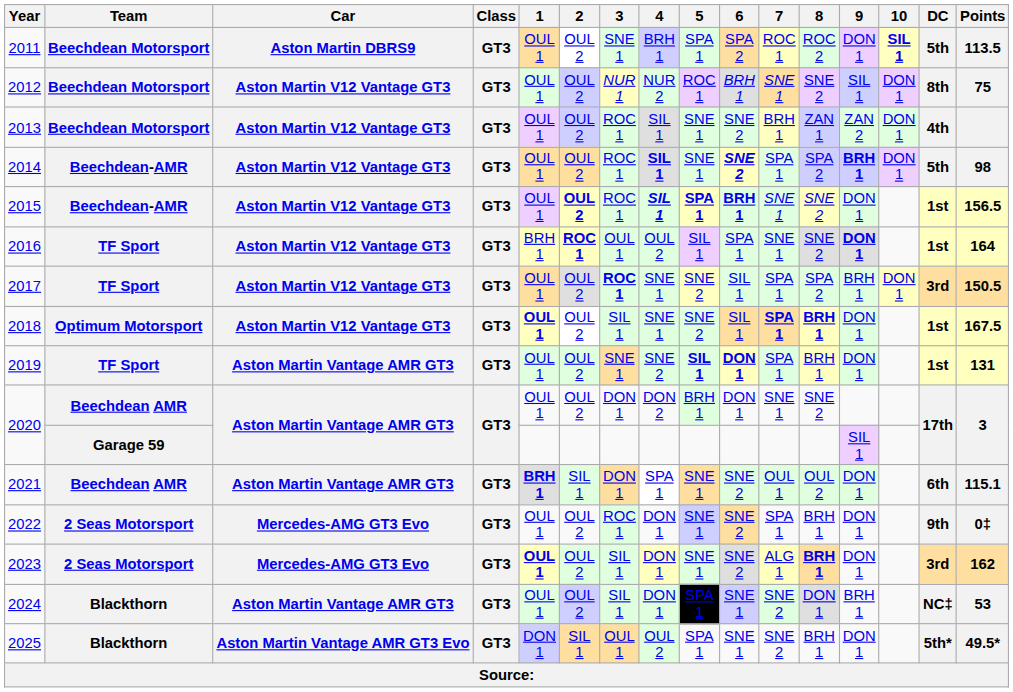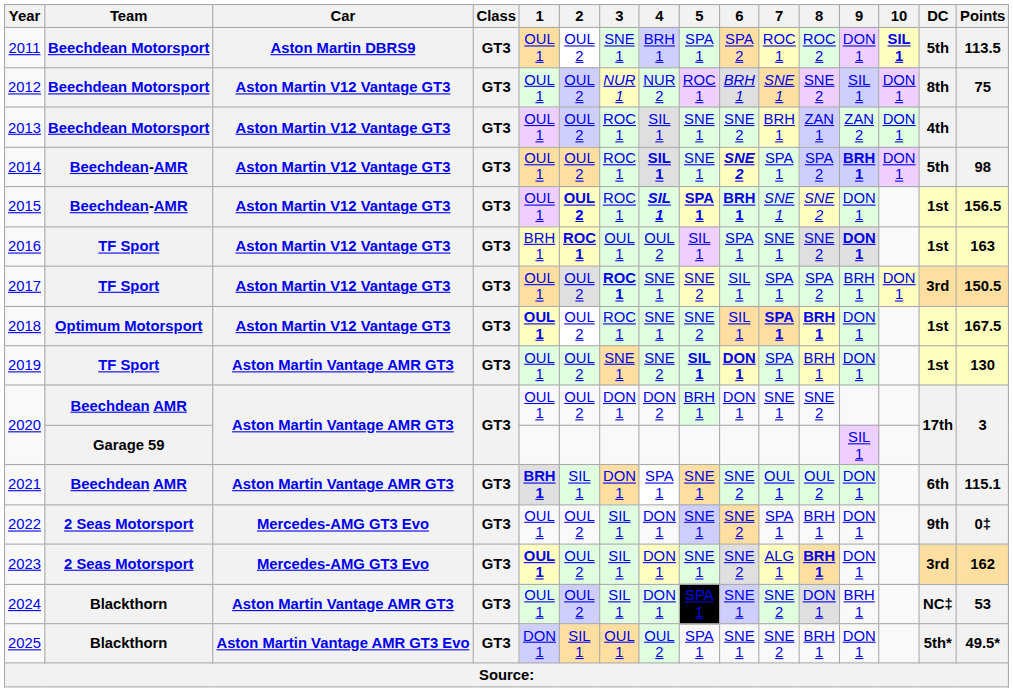(983, 246) 164 -> (983, 246) 163
(619, 325) SIL 1 -> (619, 325) ROC 1
(983, 365) 131 -> (983, 365) 130
(619, 524) ROC 1 -> (619, 524) SIL 1
